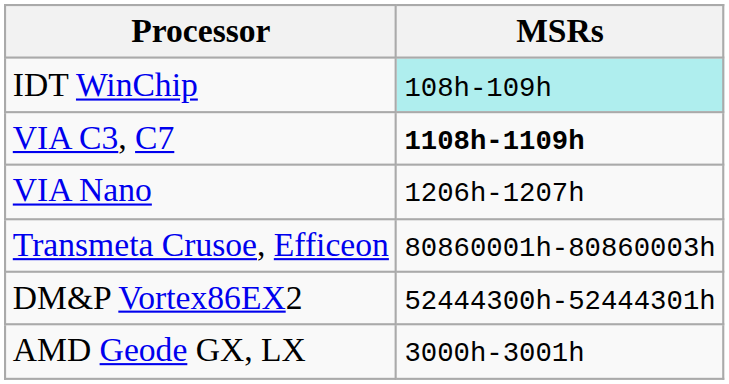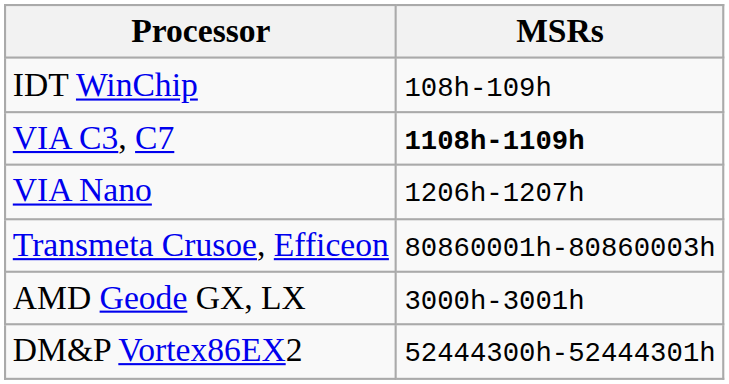(478, 88) paleturquoise background -> (478, 88) no background
rows swapped: (159, 350) <-> (158, 297)
